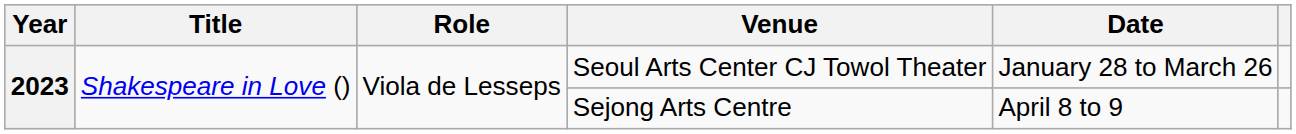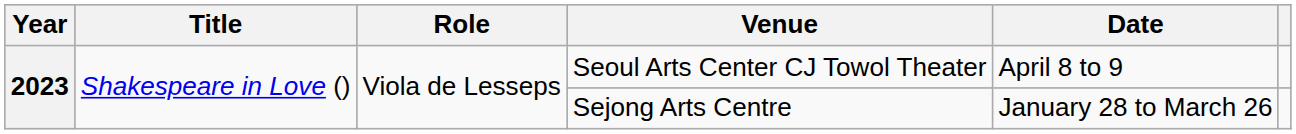(1135, 66) January 28 to March 26 -> (1061, 66) April 8 to 9
(1061, 107) April 8 to 9 -> (1135, 107) January 28 to March 26
